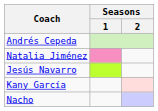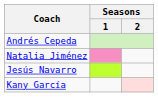- row: (20, 99)
